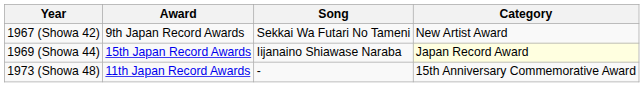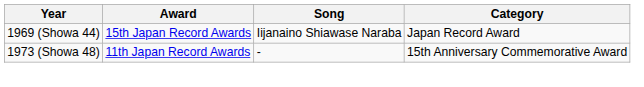- row: (53, 33)
(472, 52) lightyellow background -> (463, 33) no background
